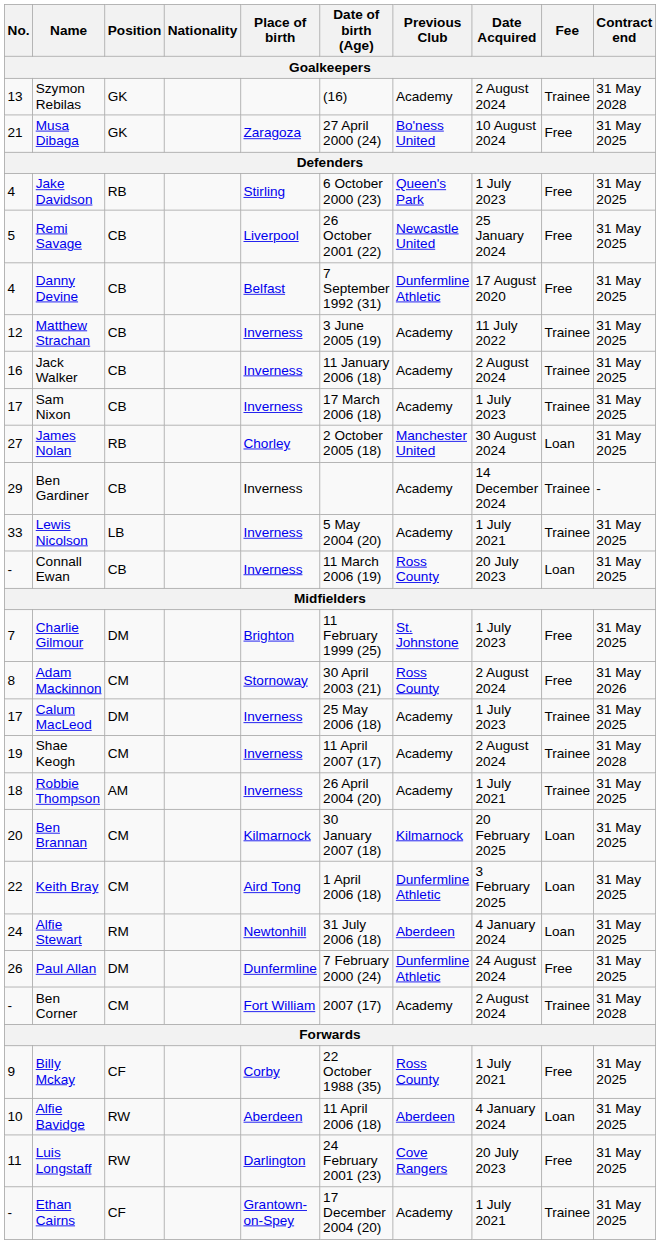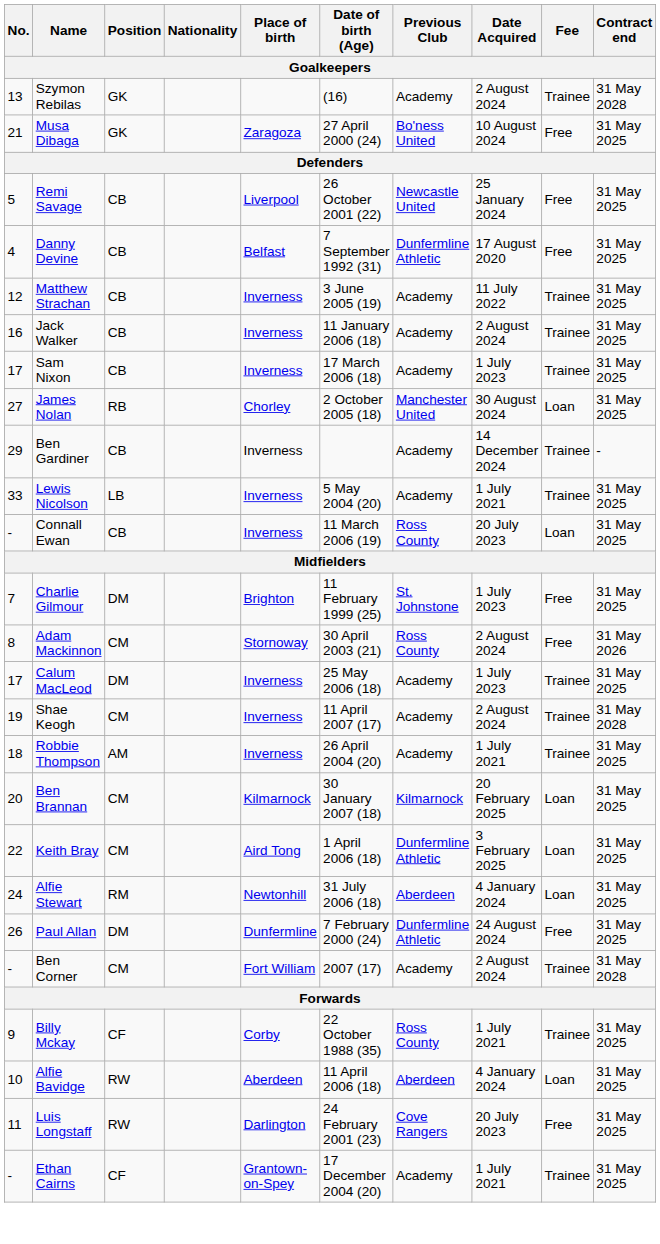- row: (64, 191)
(558, 1071) Free -> (567, 1035) Trainee
